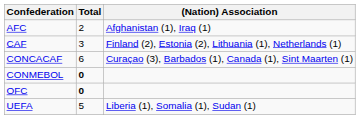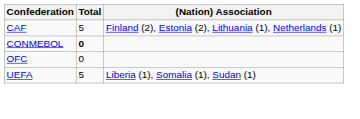- row: (17, 28)
(81, 43) 3 -> (81, 28) 5
- row: (34, 59)
(81, 91) bold -> (81, 59) normal
